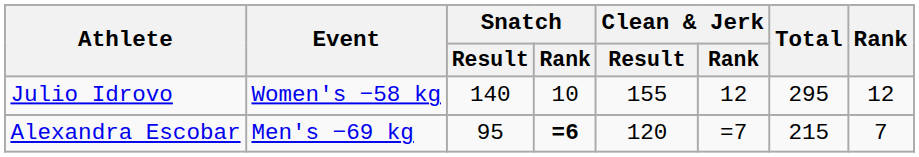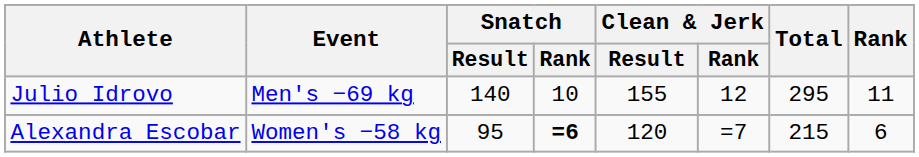(346, 95) Women's −58 kg -> (333, 95) Men's −69 kg
(881, 95) 12 -> (881, 95) 11
(333, 133) Men's −69 kg -> (346, 133) Women's −58 kg
(881, 133) 7 -> (881, 133) 6
